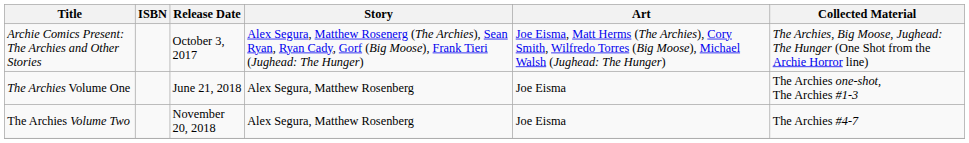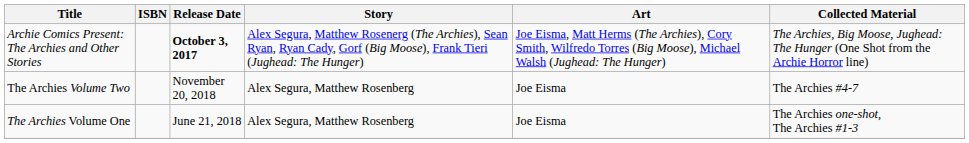(199, 47) normal -> (200, 47) bold
rows swapped: (69, 87) <-> (69, 121)
